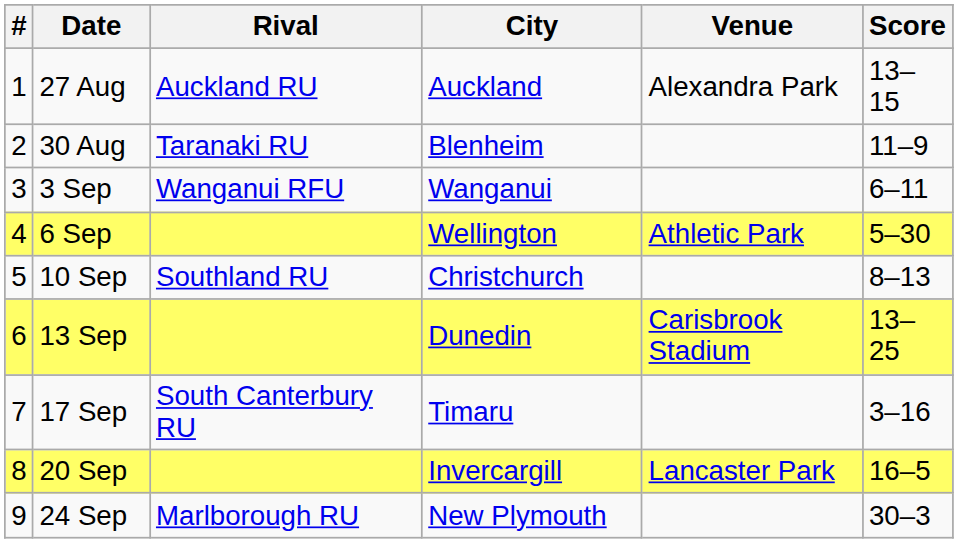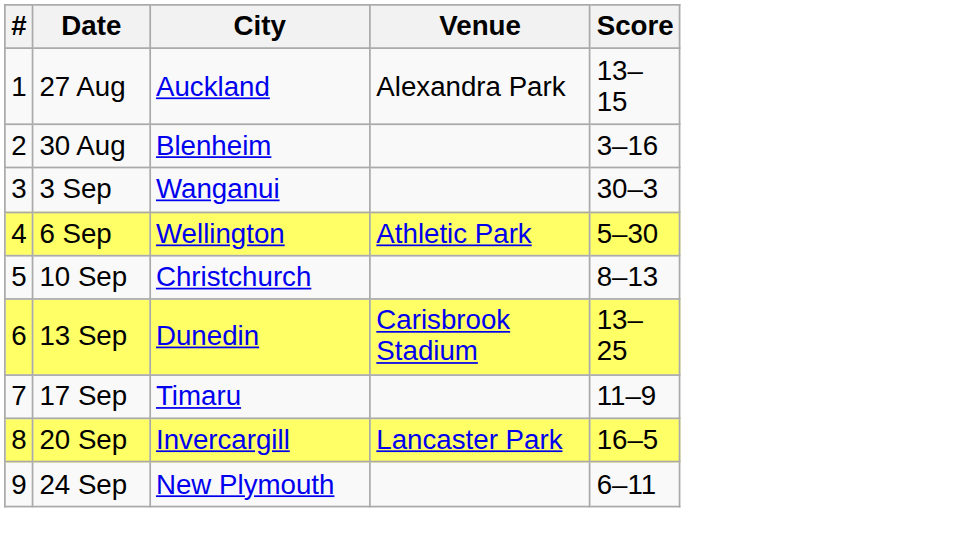- column: (286, 26)
(899, 145) 11–9 -> (627, 145) 3–16
(899, 189) 6–11 -> (627, 189) 30–3
(900, 411) 3–16 -> (626, 396) 11–9
(900, 514) 30–3 -> (626, 483) 6–11
